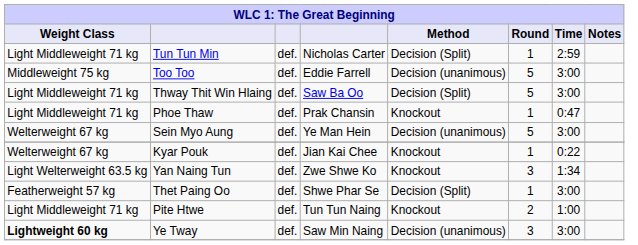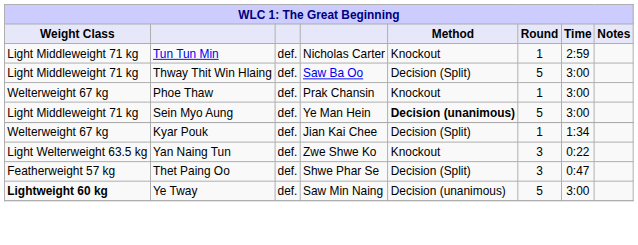(431, 53) Decision (Split) -> (416, 53) Knockout
- row: (174, 73)
(73, 112) Light Middleweight 71 kg -> (58, 93) Welterweight 67 kg
(569, 112) 0:47 -> (578, 93) 3:00
(58, 132) Welterweight 67 kg -> (73, 112) Light Middleweight 71 kg
(448, 132) normal -> (453, 112) bold
(416, 151) Knockout -> (431, 132) Decision (Split)
(569, 151) 0:22 -> (578, 132) 1:34
(569, 171) 1:34 -> (578, 151) 0:22
(530, 191) 1 -> (540, 171) 3
(569, 191) 3:00 -> (578, 171) 0:47
- row: (178, 210)
(530, 230) 3 -> (540, 191) 5
